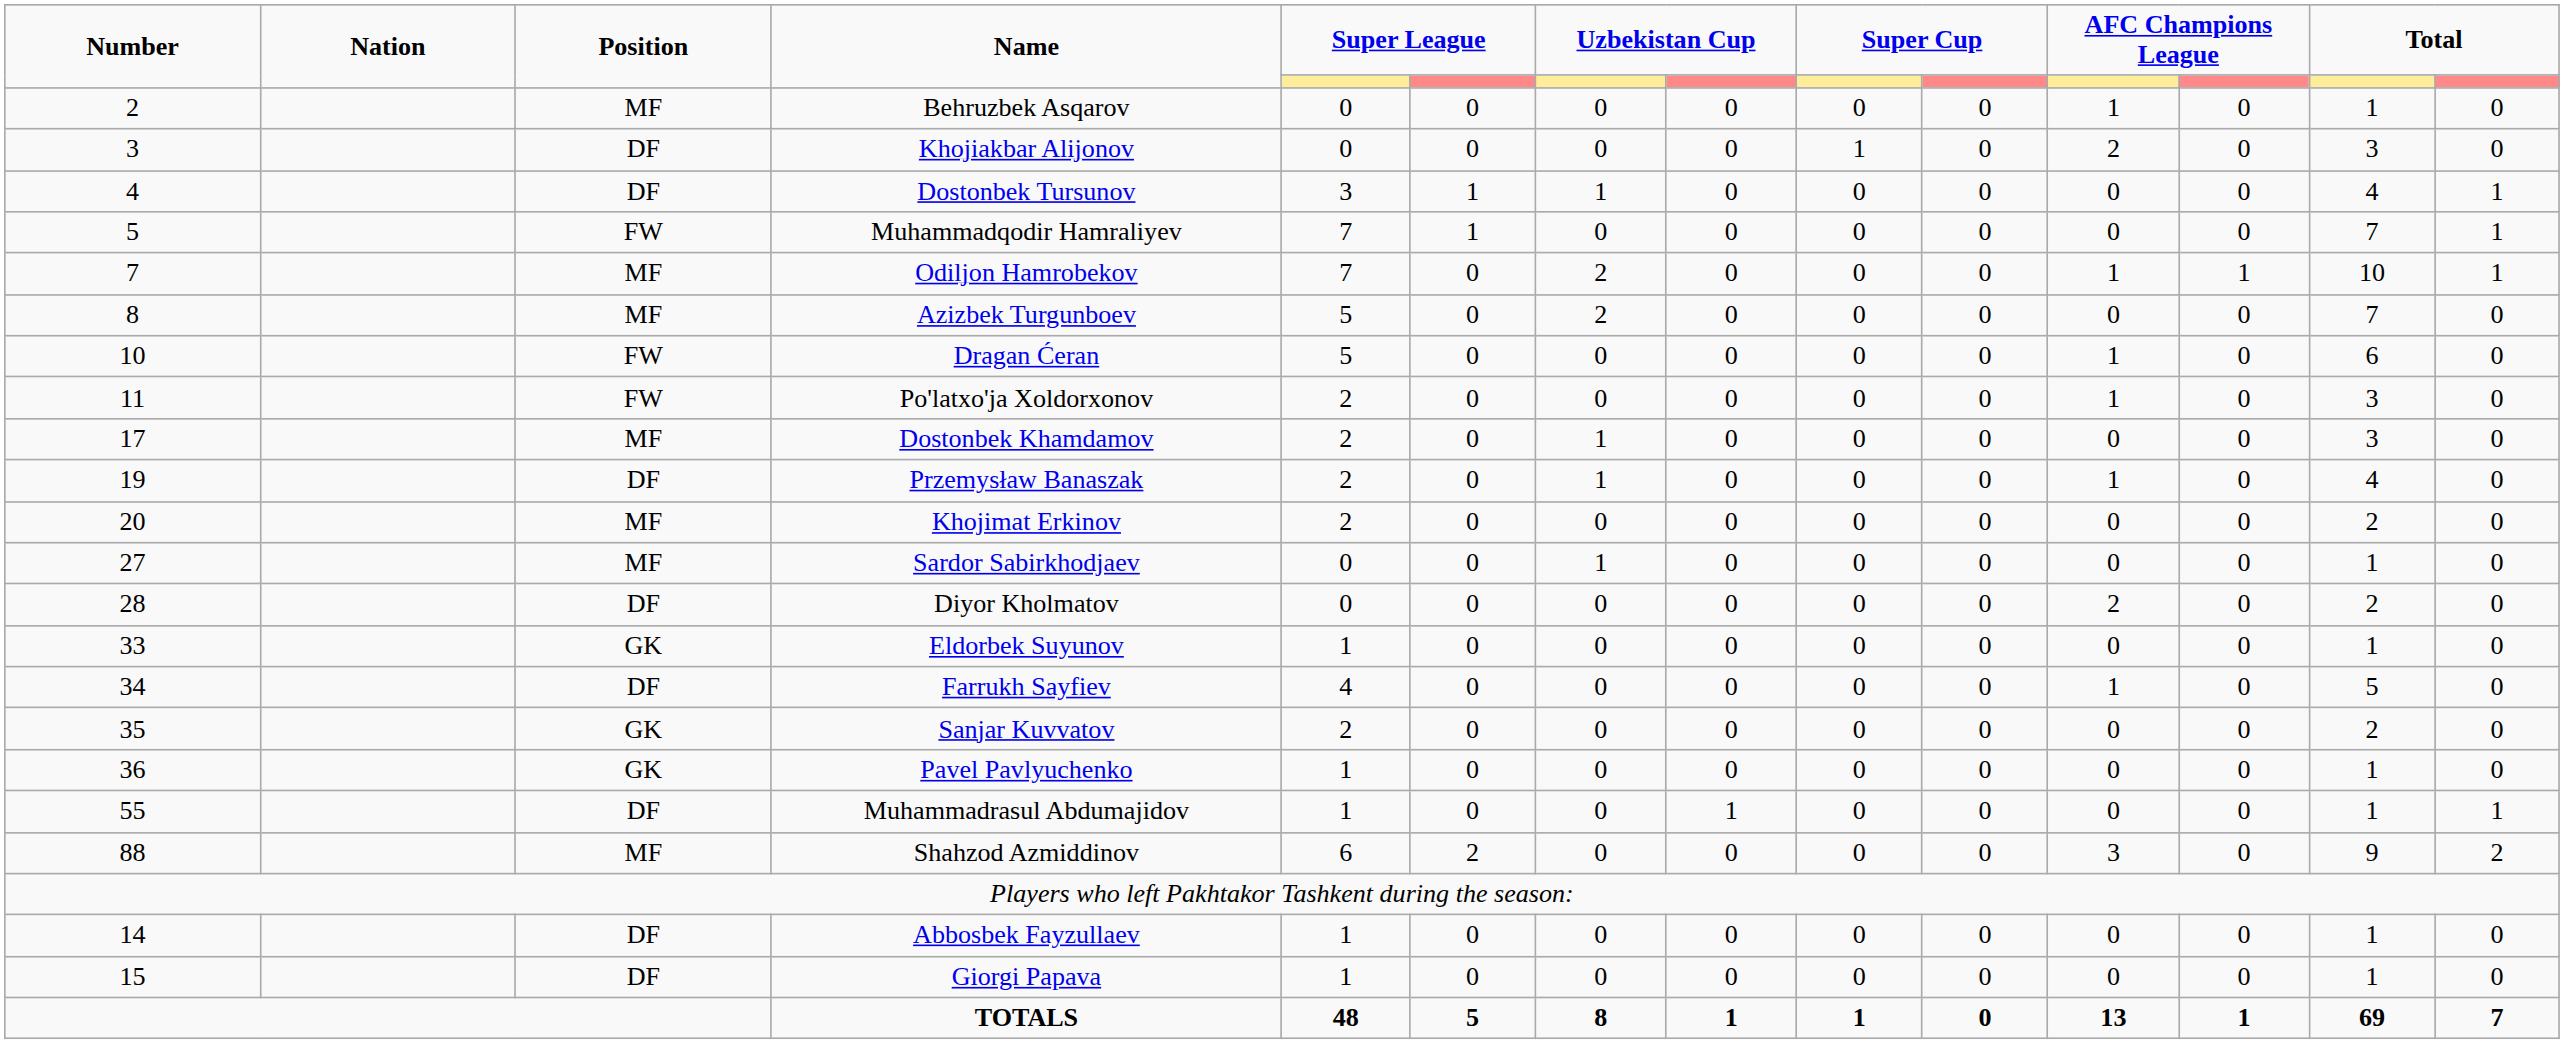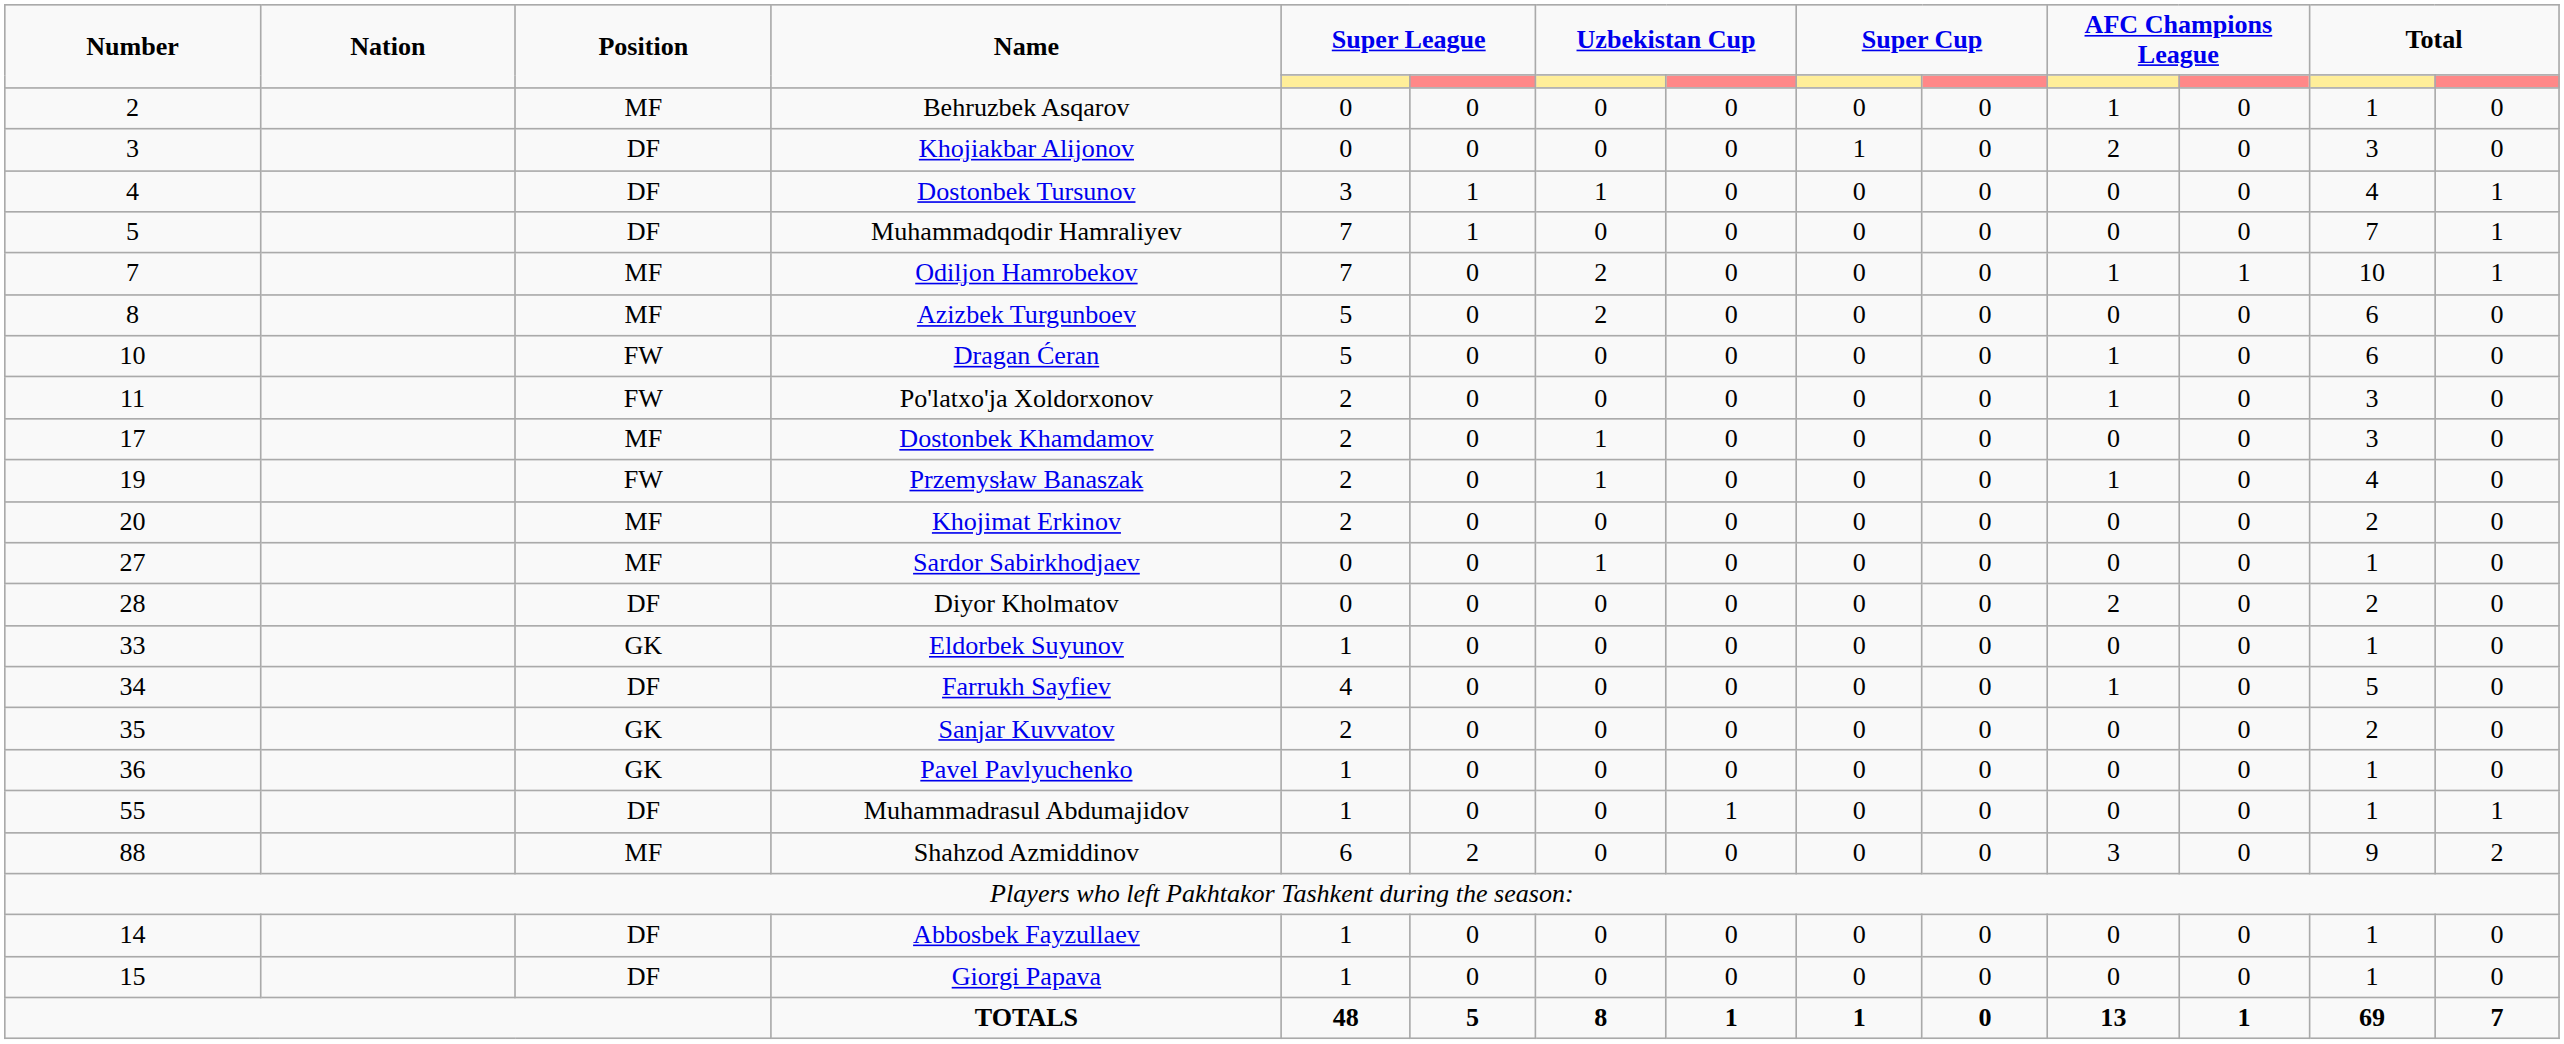(643, 231) FW -> (643, 231) DF
(2372, 314) 7 -> (2372, 314) 6
(643, 480) DF -> (643, 480) FW
